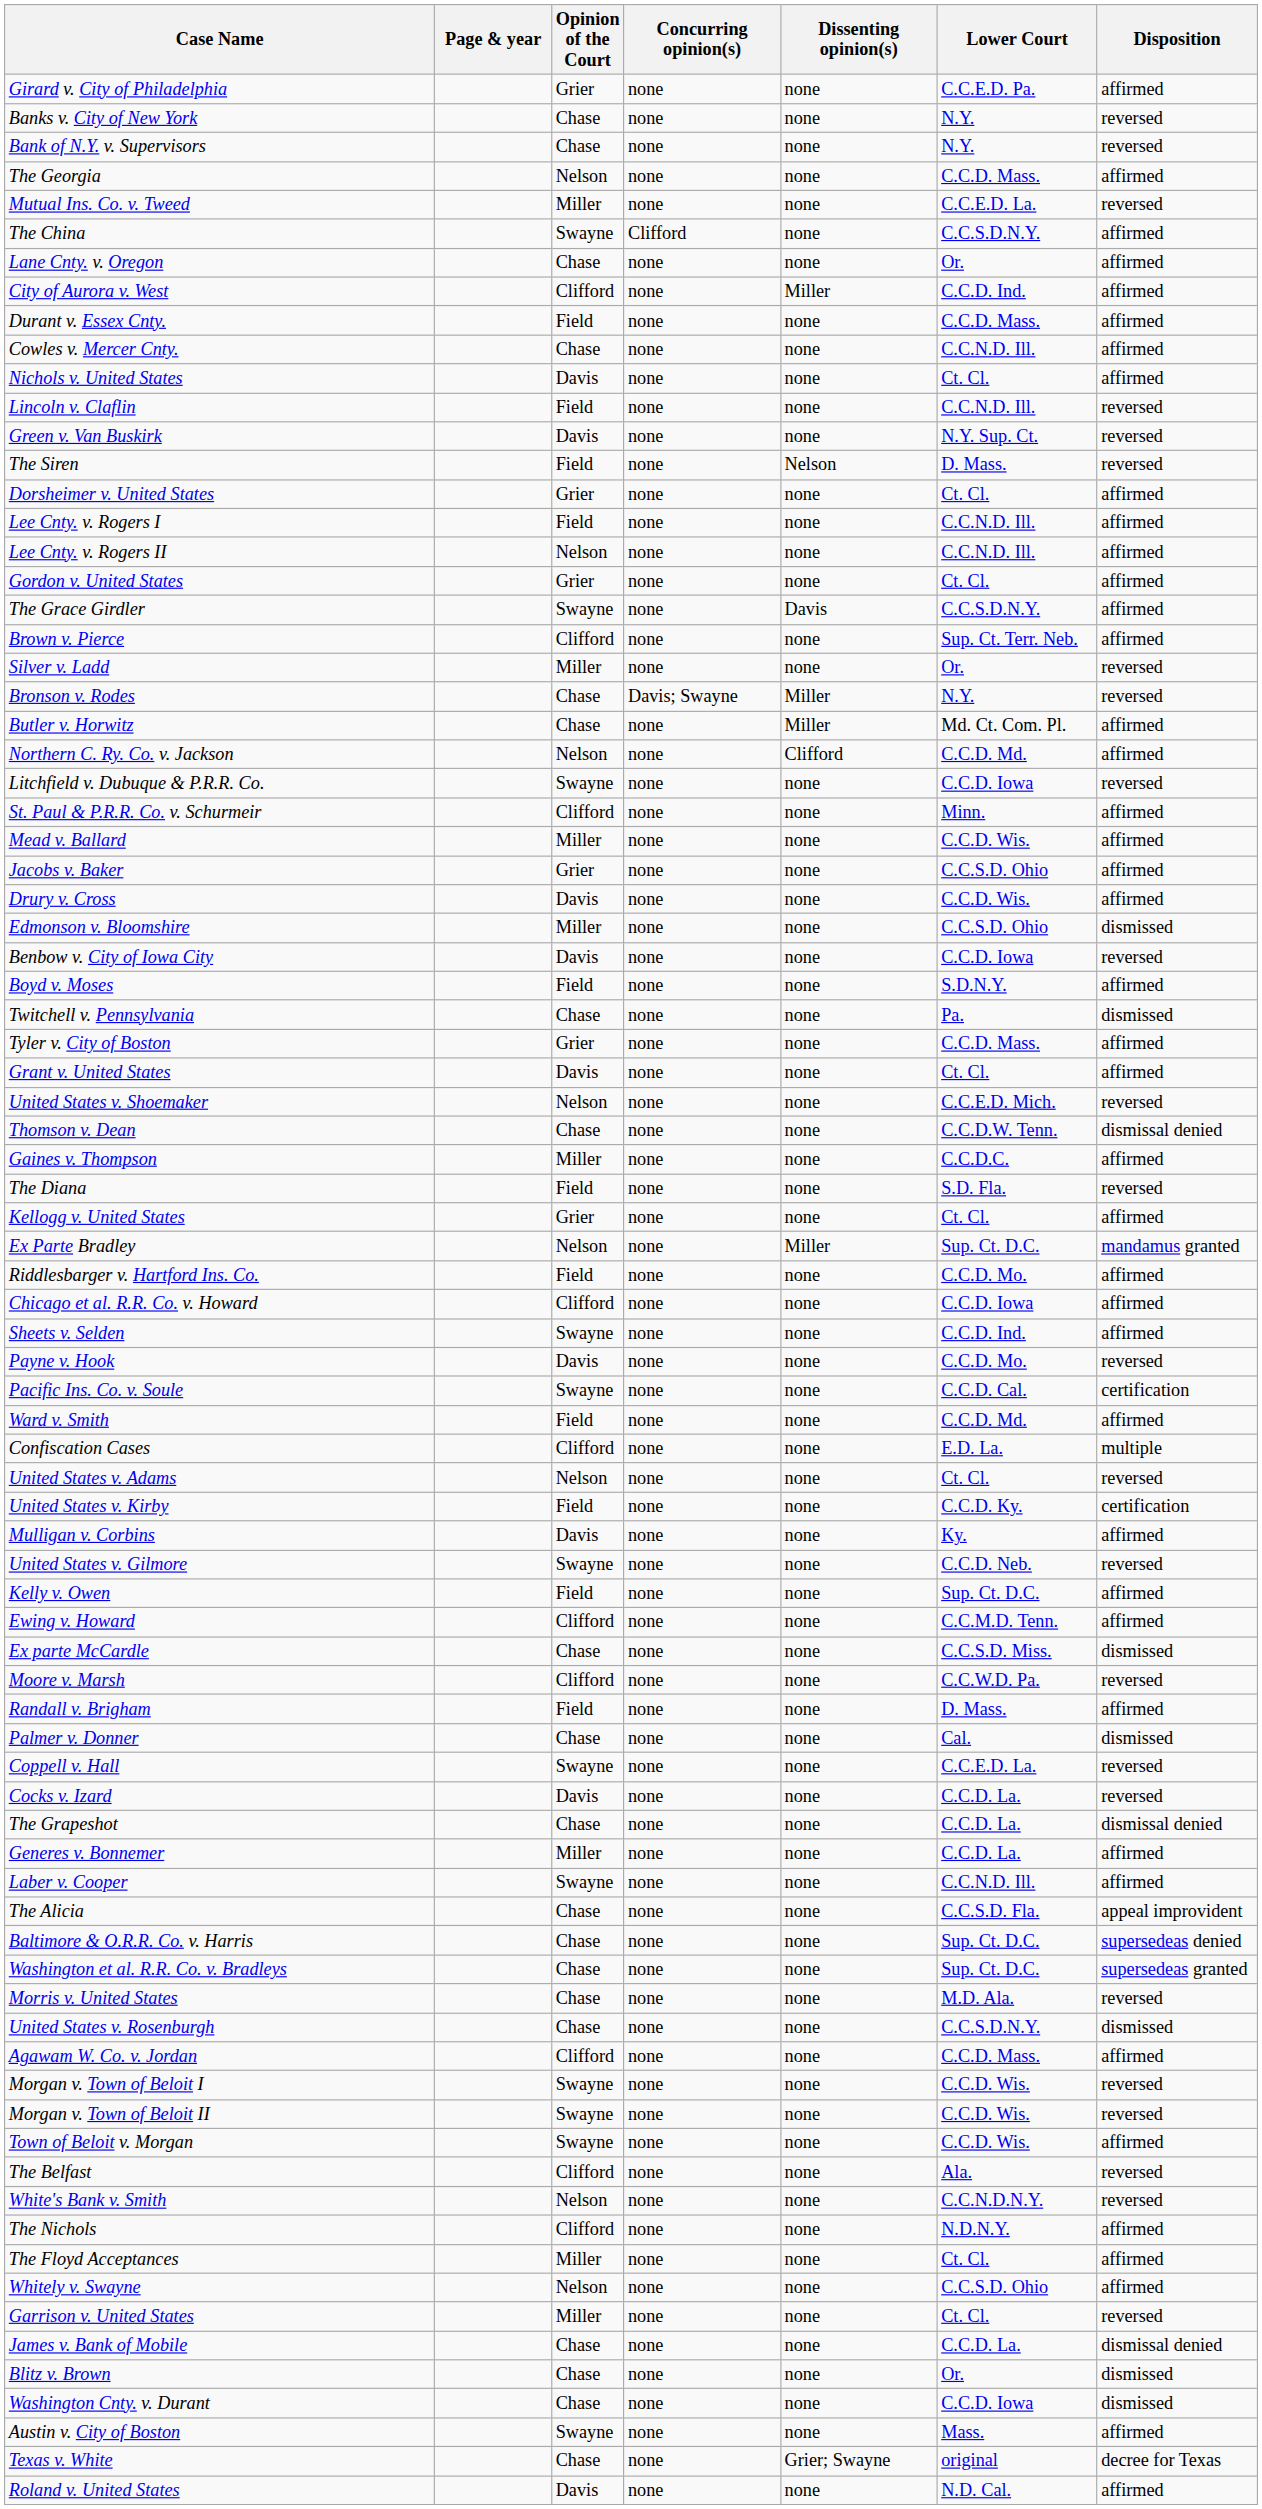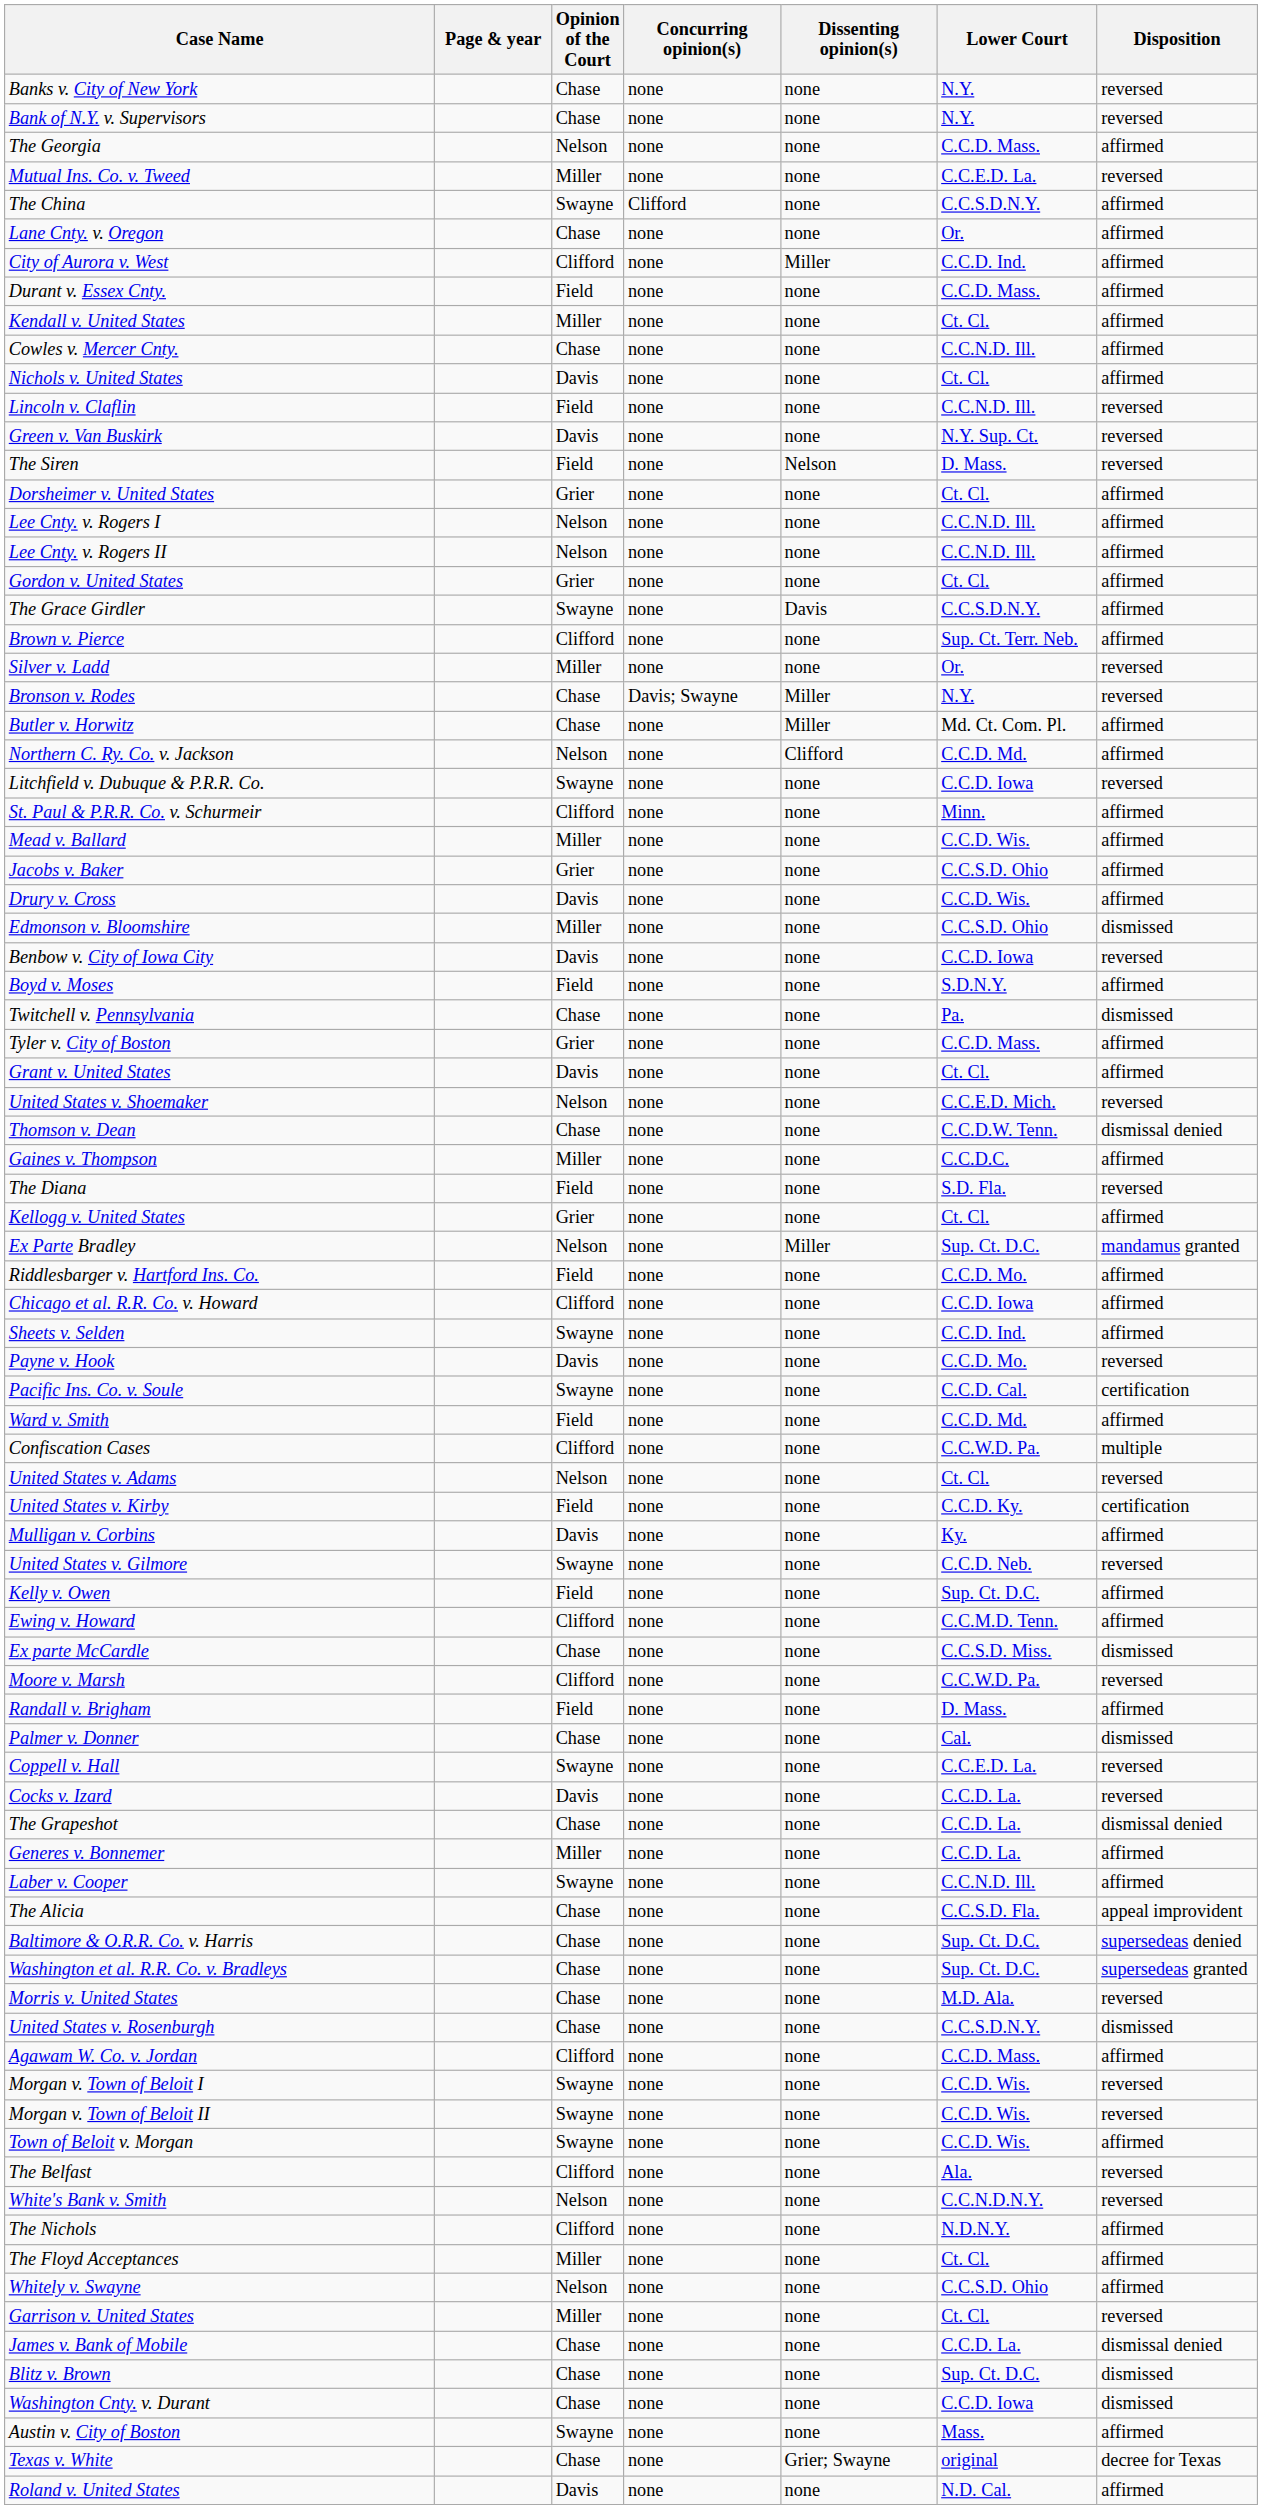- row: (118, 88)
+ row: (97, 320)
(574, 522) Field -> (582, 522) Nelson
(972, 1448) E.D. La. -> (991, 1448) C.C.W.D. Pa.
(953, 2374) Or. -> (990, 2374) Sup. Ct. D.C.
